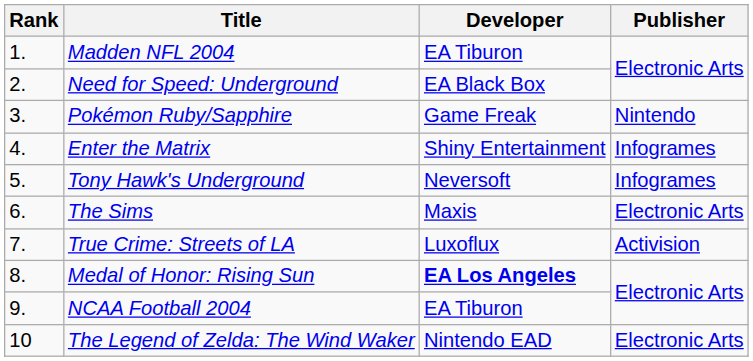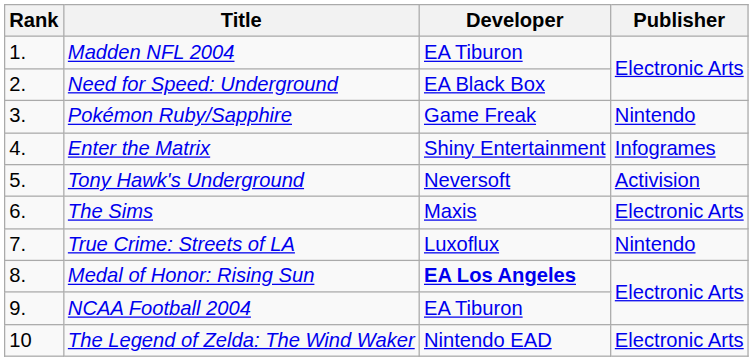(665, 180) Infogrames -> (657, 180) Activision
(657, 244) Activision -> (655, 244) Nintendo
